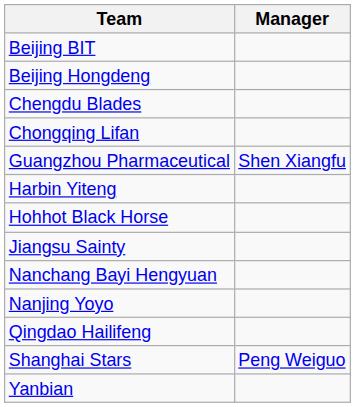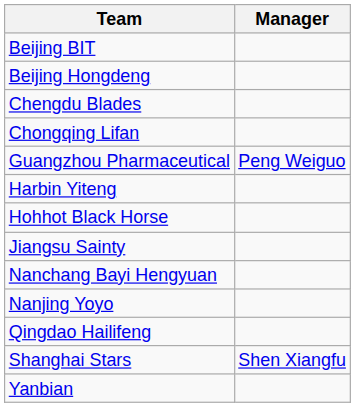(292, 161) Shen Xiangfu -> (292, 161) Peng Weiguo
(292, 360) Peng Weiguo -> (292, 360) Shen Xiangfu
